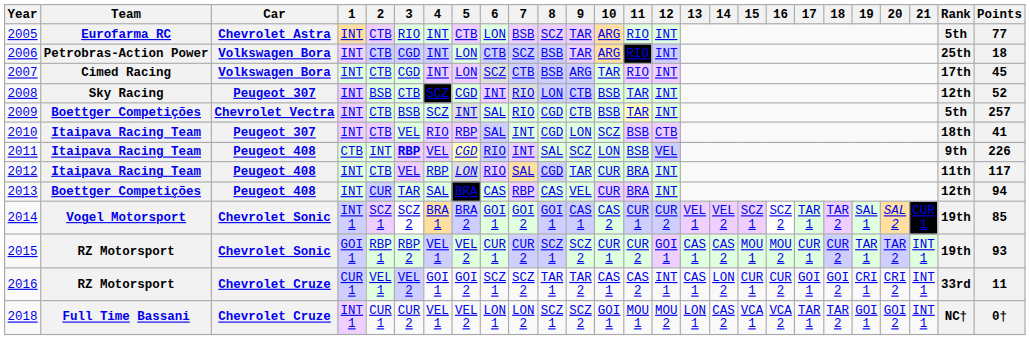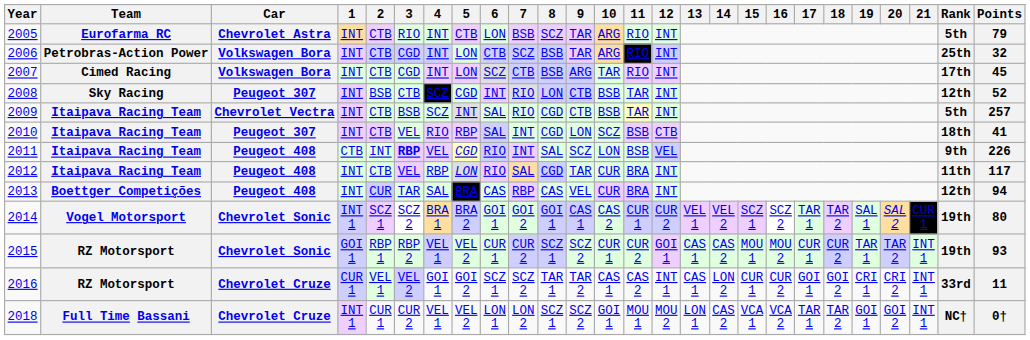(999, 34) 77 -> (999, 34) 79
(999, 54) 18 -> (999, 54) 32
(126, 113) Boettger Competições -> (126, 113) Itaipava Racing Team
(999, 218) 85 -> (999, 218) 80
